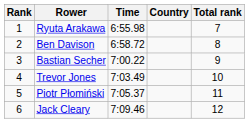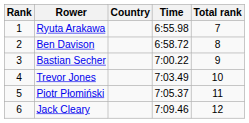columns swapped: (169, 12) <-> (128, 12)
